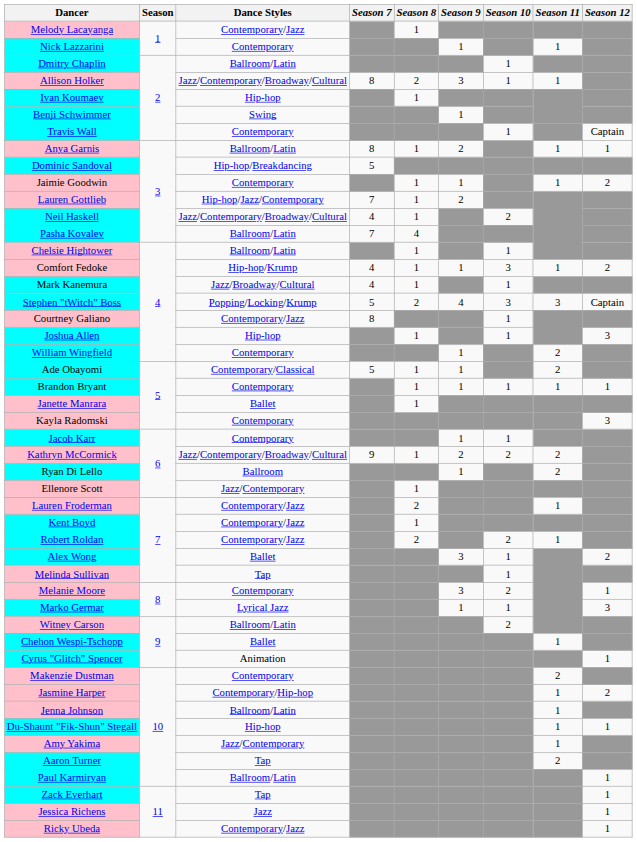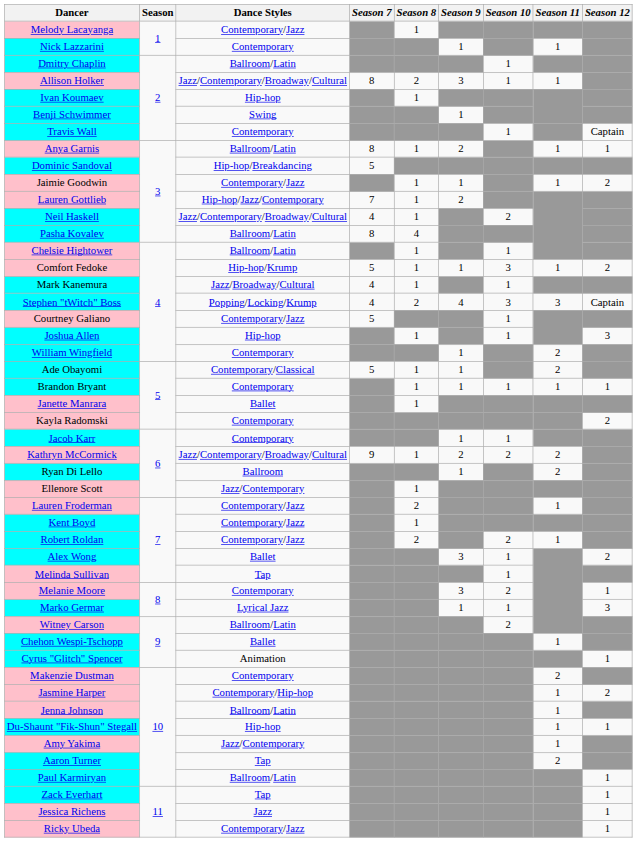(263, 183) Contemporary -> (263, 183) Contemporary/Jazz
(372, 234) 7 -> (372, 234) 8
(372, 268) 4 -> (372, 268) 5
(372, 302) 5 -> (372, 302) 4
(372, 319) 8 -> (372, 319) 5
(607, 421) 3 -> (607, 421) 2
